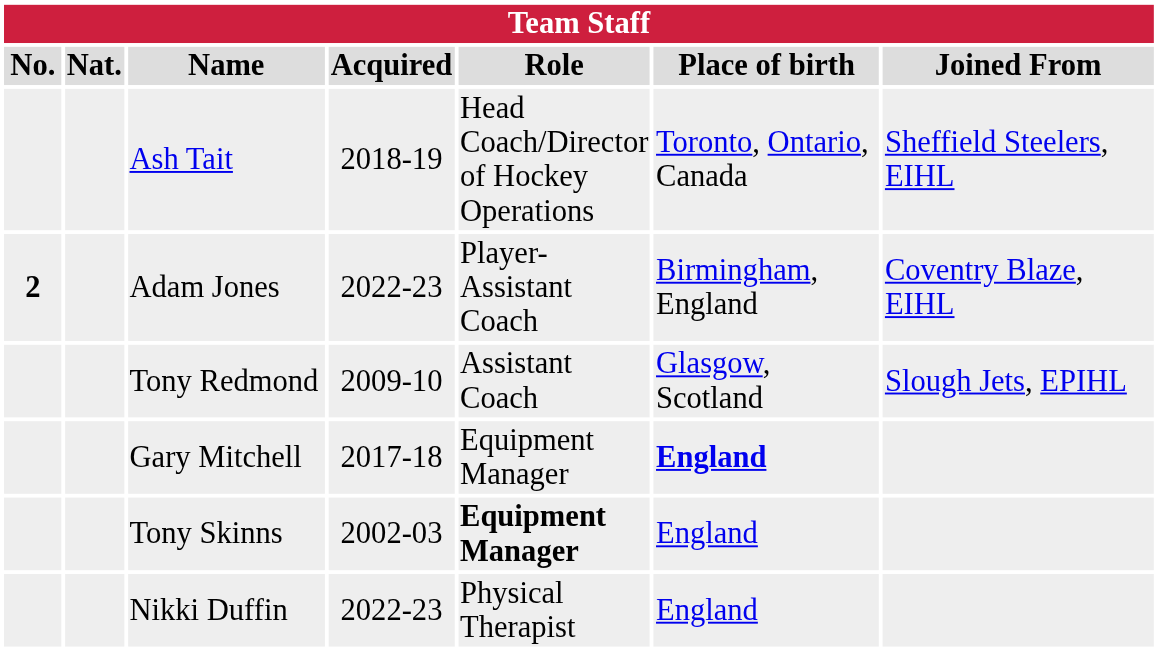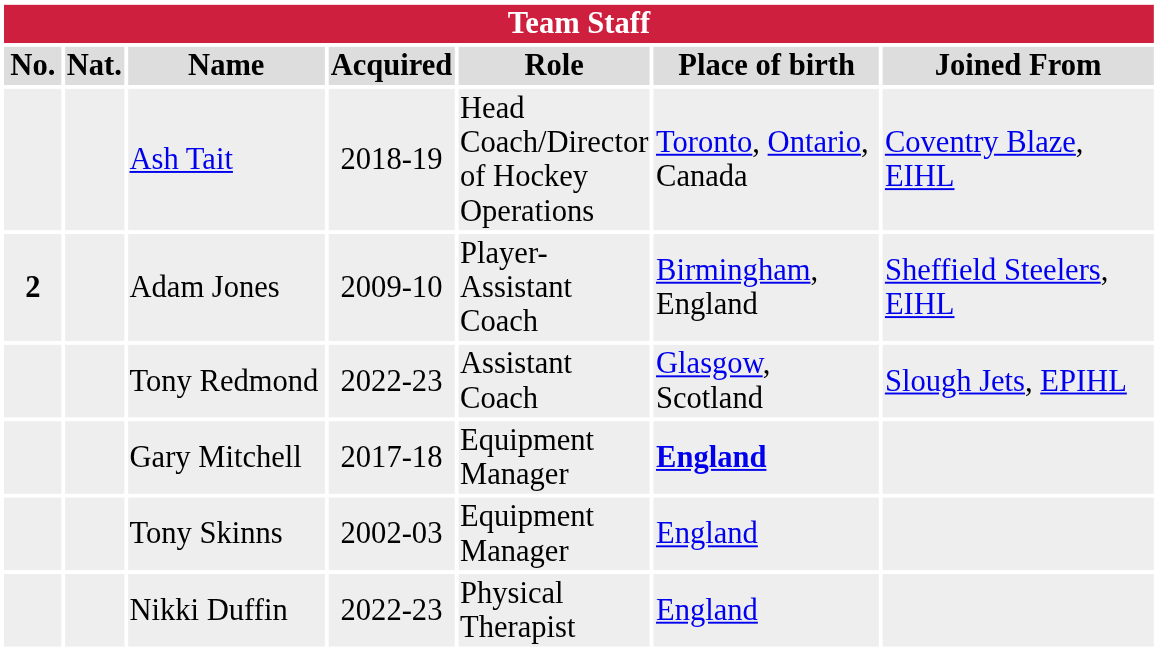(997, 159) Sheffield Steelers, EIHL -> (984, 159) Coventry Blaze, EIHL
(391, 287) 2022-23 -> (391, 287) 2009-10
(984, 287) Coventry Blaze, EIHL -> (997, 287) Sheffield Steelers, EIHL
(391, 380) 2009-10 -> (391, 380) 2022-23
(533, 533) bold -> (527, 533) normal
